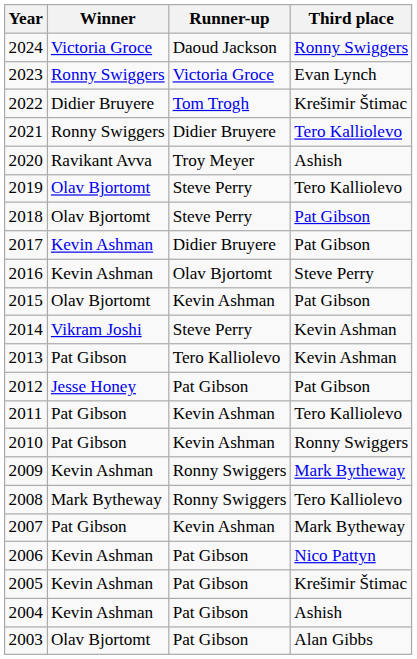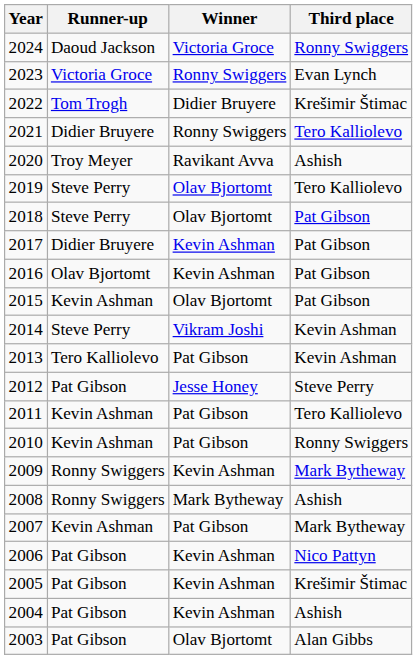columns swapped: (108, 18) <-> (229, 18)
(334, 272) Steve Perry -> (332, 272) Pat Gibson
(332, 386) Pat Gibson -> (334, 386) Steve Perry
(348, 499) Tero Kalliolevo -> (318, 499) Ashish
